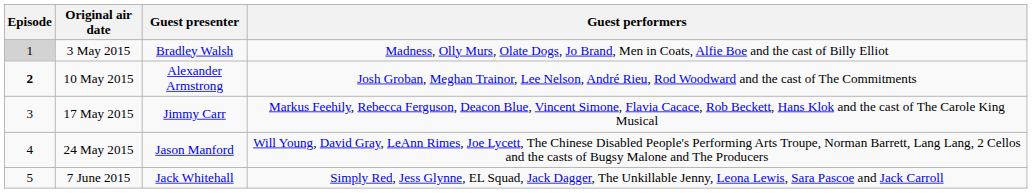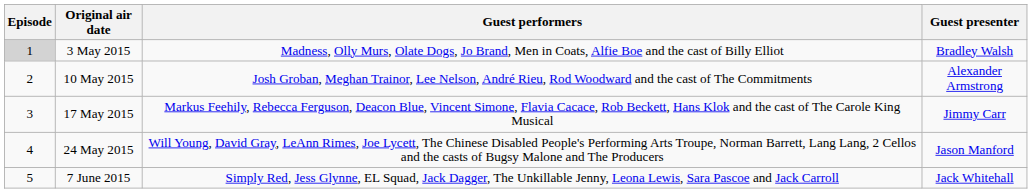columns swapped: (195, 22) <-> (637, 22)
(30, 78) bold -> (30, 78) normal
